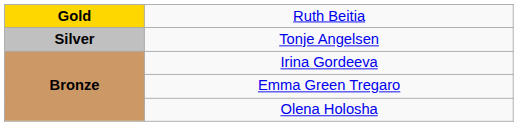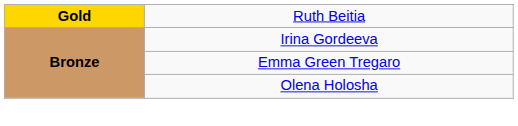- row: (329, 39)
